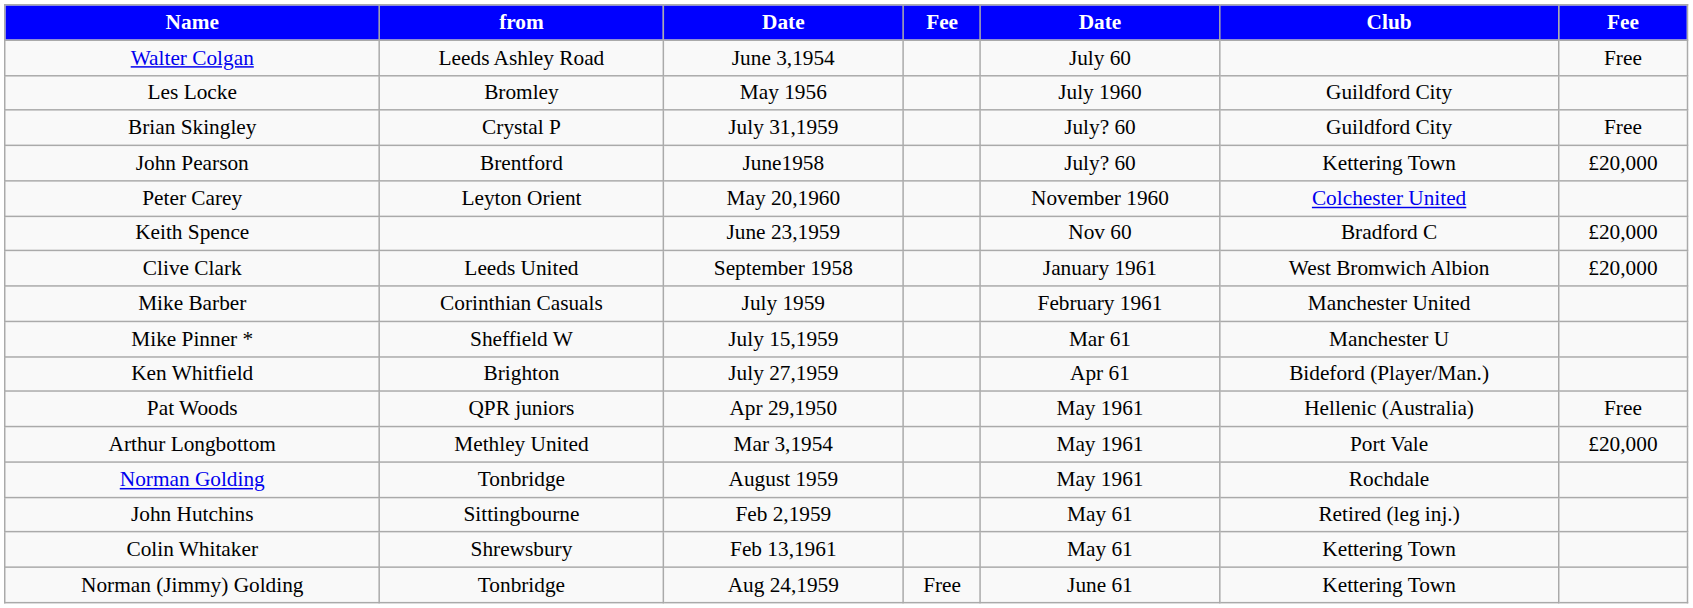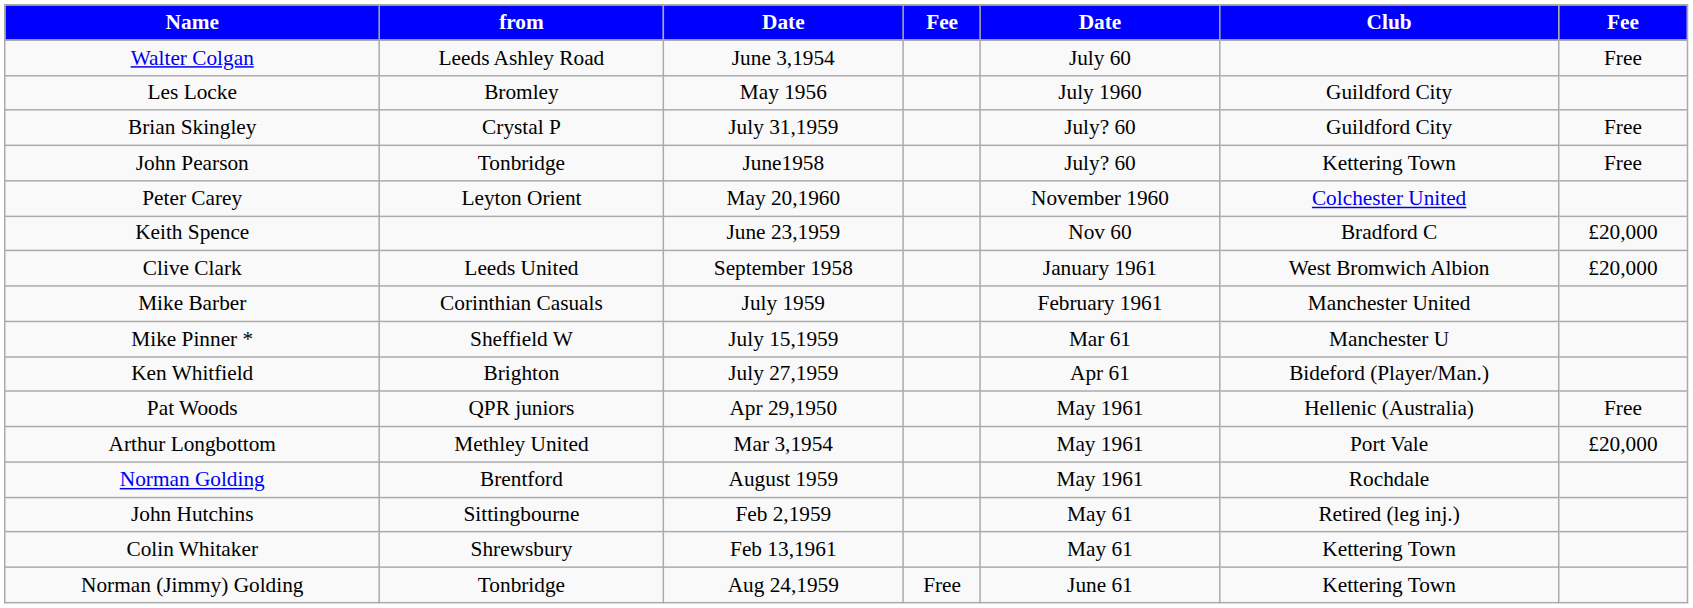(521, 163) Brentford -> (521, 163) Tonbridge
(1623, 163) £20,000 -> (1623, 163) Free
(521, 479) Tonbridge -> (521, 479) Brentford
